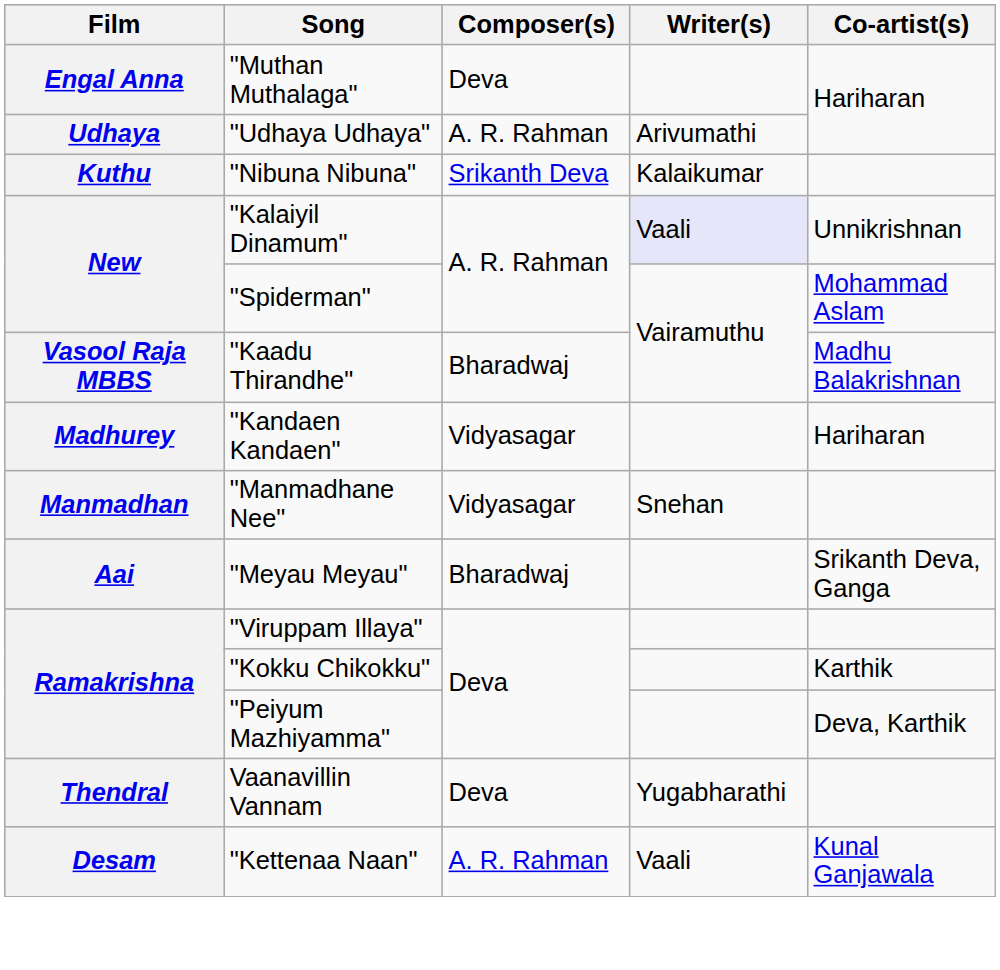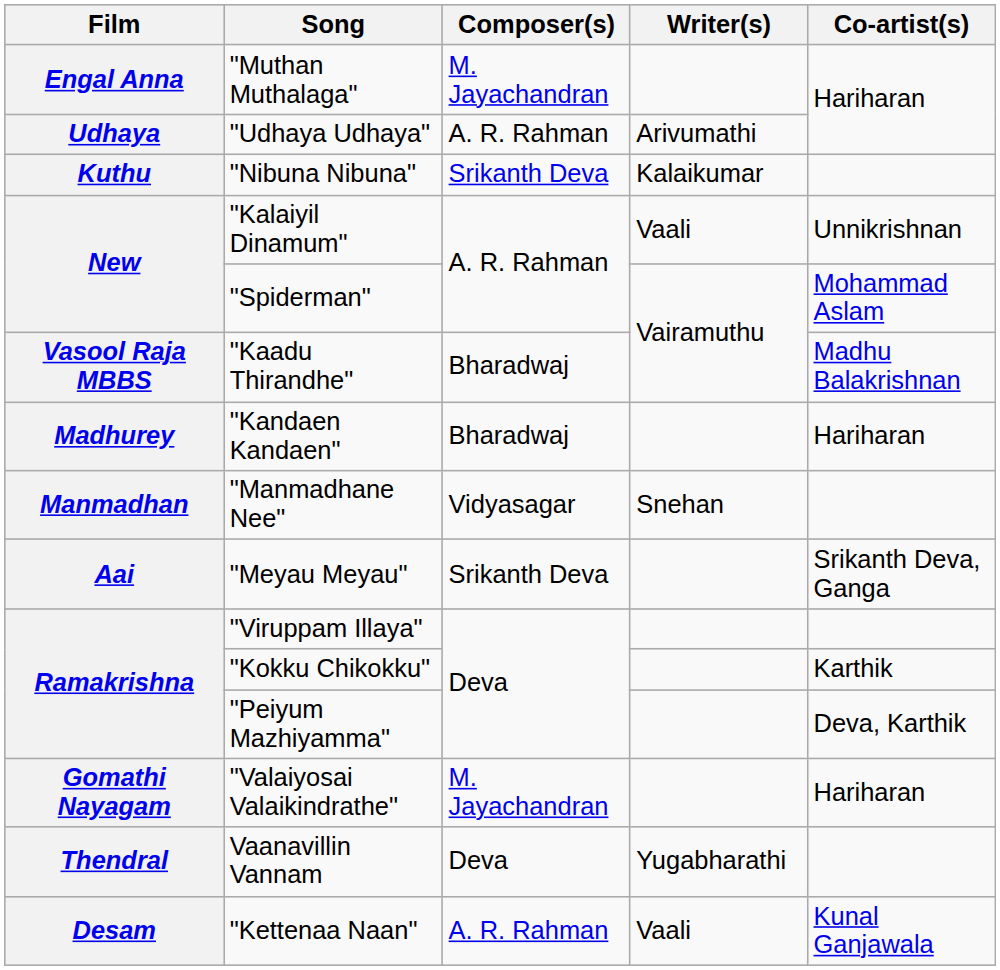(478, 79) Deva -> (529, 79) M. Jayachandran
(664, 228) lavender background -> (664, 228) no background
(512, 435) Vidyasagar -> (509, 435) Bharadwaj
(509, 573) Bharadwaj -> (529, 573) Srikanth Deva
+ row: (314, 792)
